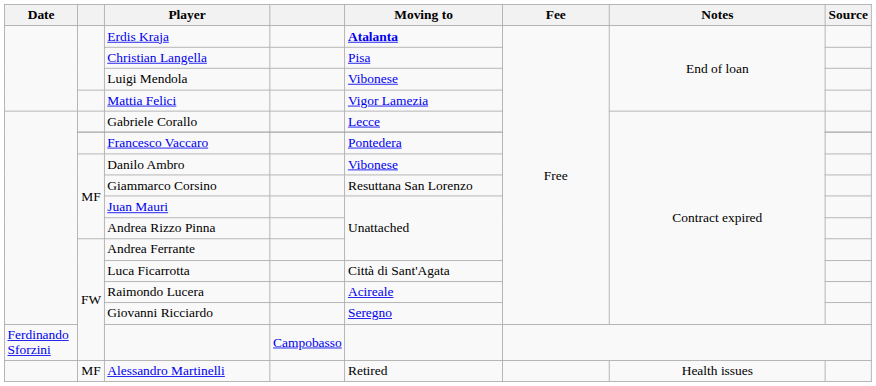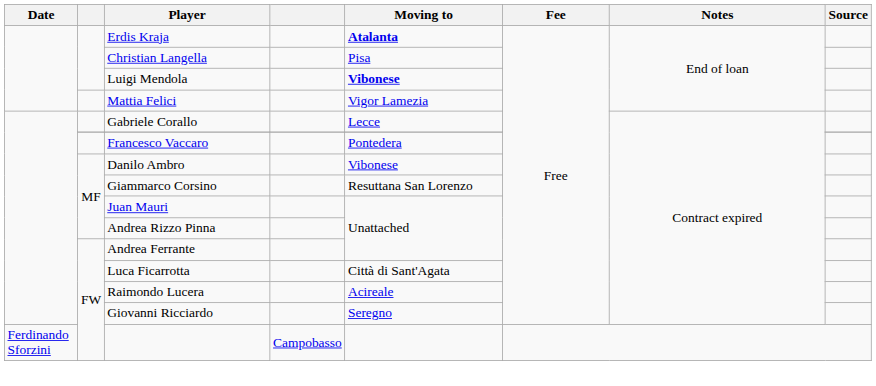(373, 79) normal -> (374, 79) bold
- row: (91, 371)
